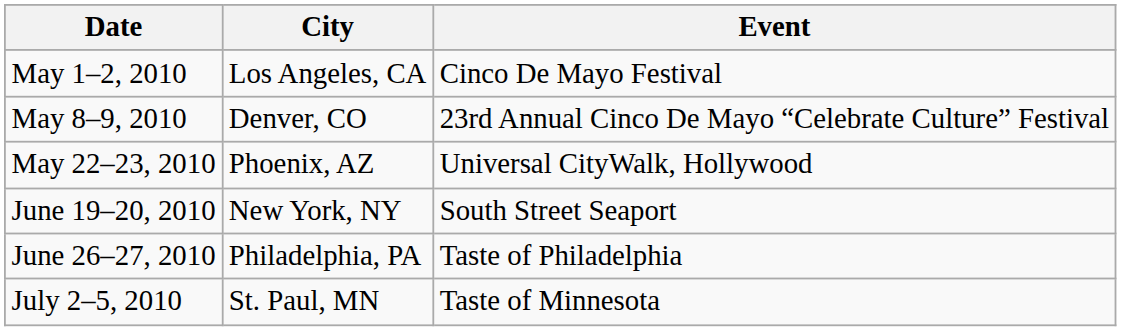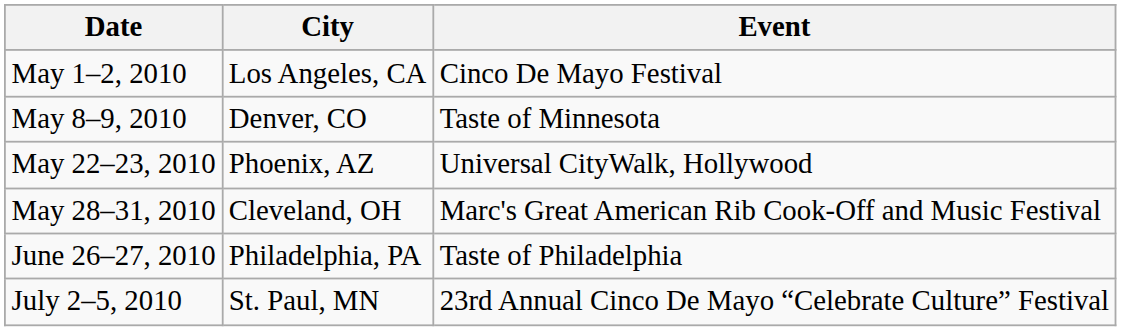(774, 118) 23rd Annual Cinco De Mayo “Celebrate Culture” Festival -> (550, 118) Taste of Minnesota
+ row: (114, 210)
- row: (114, 210)
(550, 301) Taste of Minnesota -> (774, 301) 23rd Annual Cinco De Mayo “Celebrate Culture” Festival
